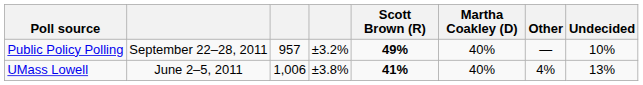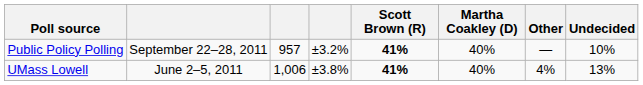(395, 49) 49% -> (395, 49) 41%
